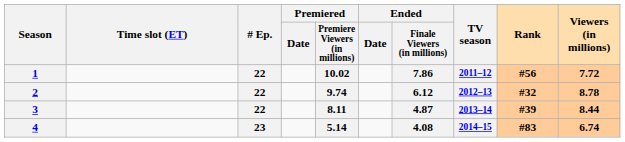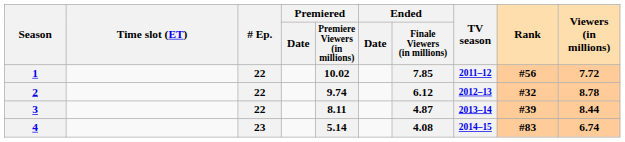(423, 73) 7.86 -> (423, 73) 7.85
